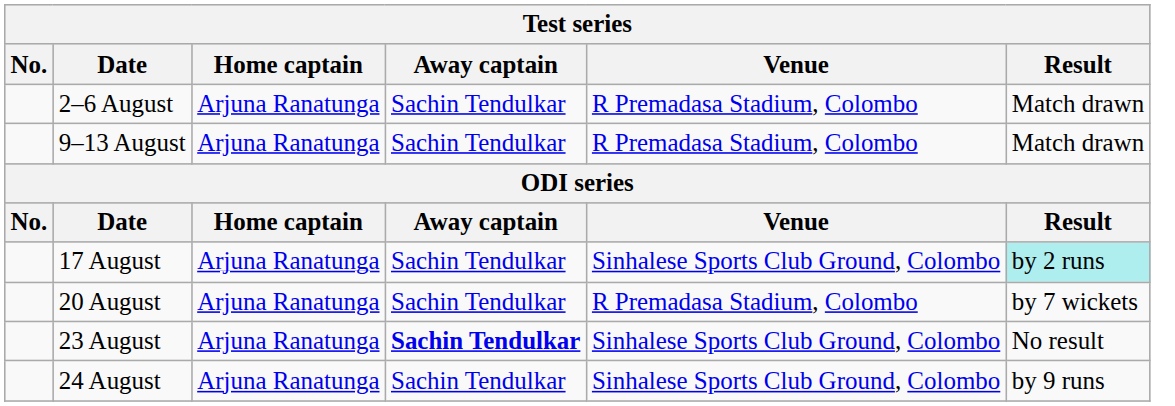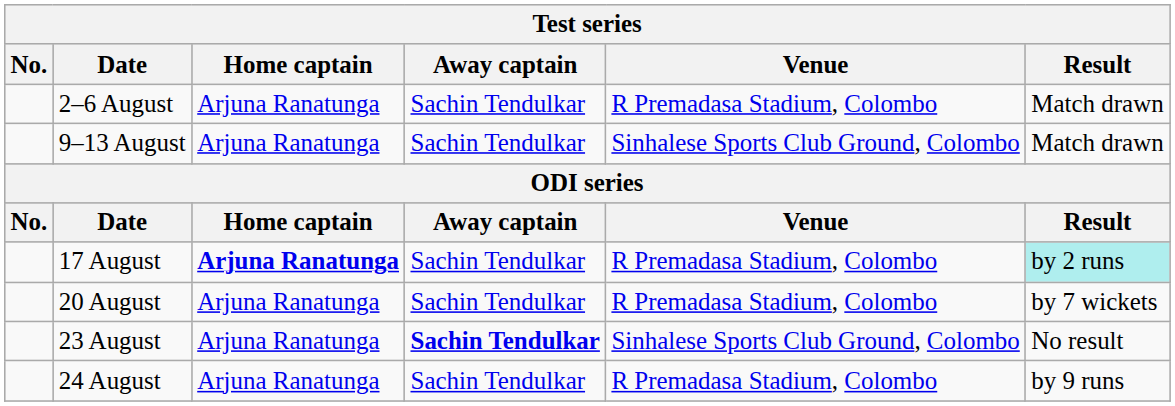(755, 143) R Premadasa Stadium, Colombo -> (816, 143) Sinhalese Sports Club Ground, Colombo
(288, 261) normal -> (298, 261) bold
(796, 261) Sinhalese Sports Club Ground, Colombo -> (774, 261) R Premadasa Stadium, Colombo
(796, 380) Sinhalese Sports Club Ground, Colombo -> (774, 380) R Premadasa Stadium, Colombo
